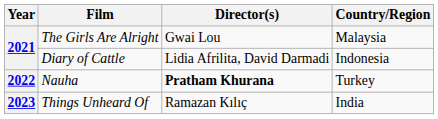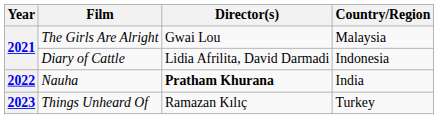(355, 80) Turkey -> (350, 80) India
(350, 102) India -> (355, 102) Turkey
